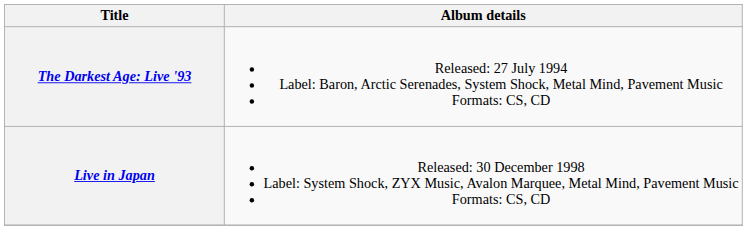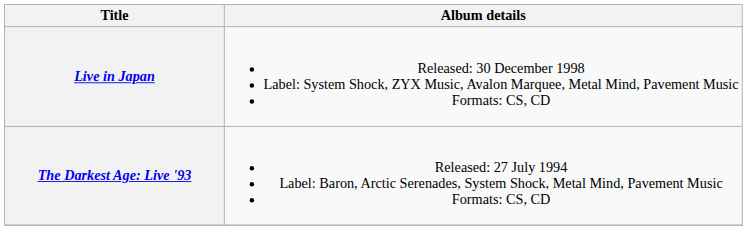rows swapped: (115, 76) <-> (115, 175)
